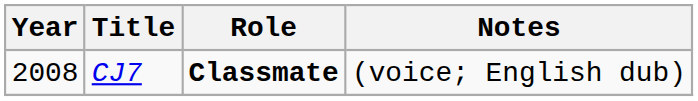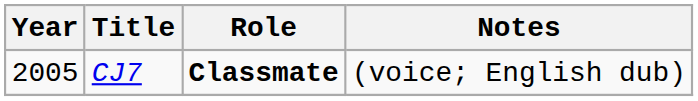(45, 73) 2008 -> (45, 73) 2005
